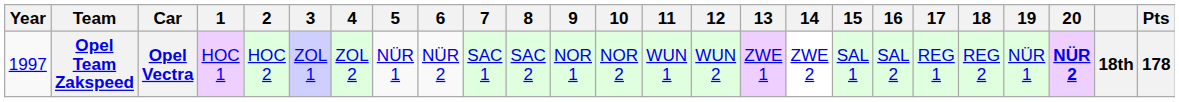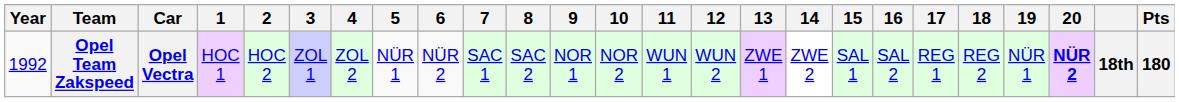(28, 64) 1997 -> (28, 64) 1992
(1156, 64) 178 -> (1156, 64) 180
